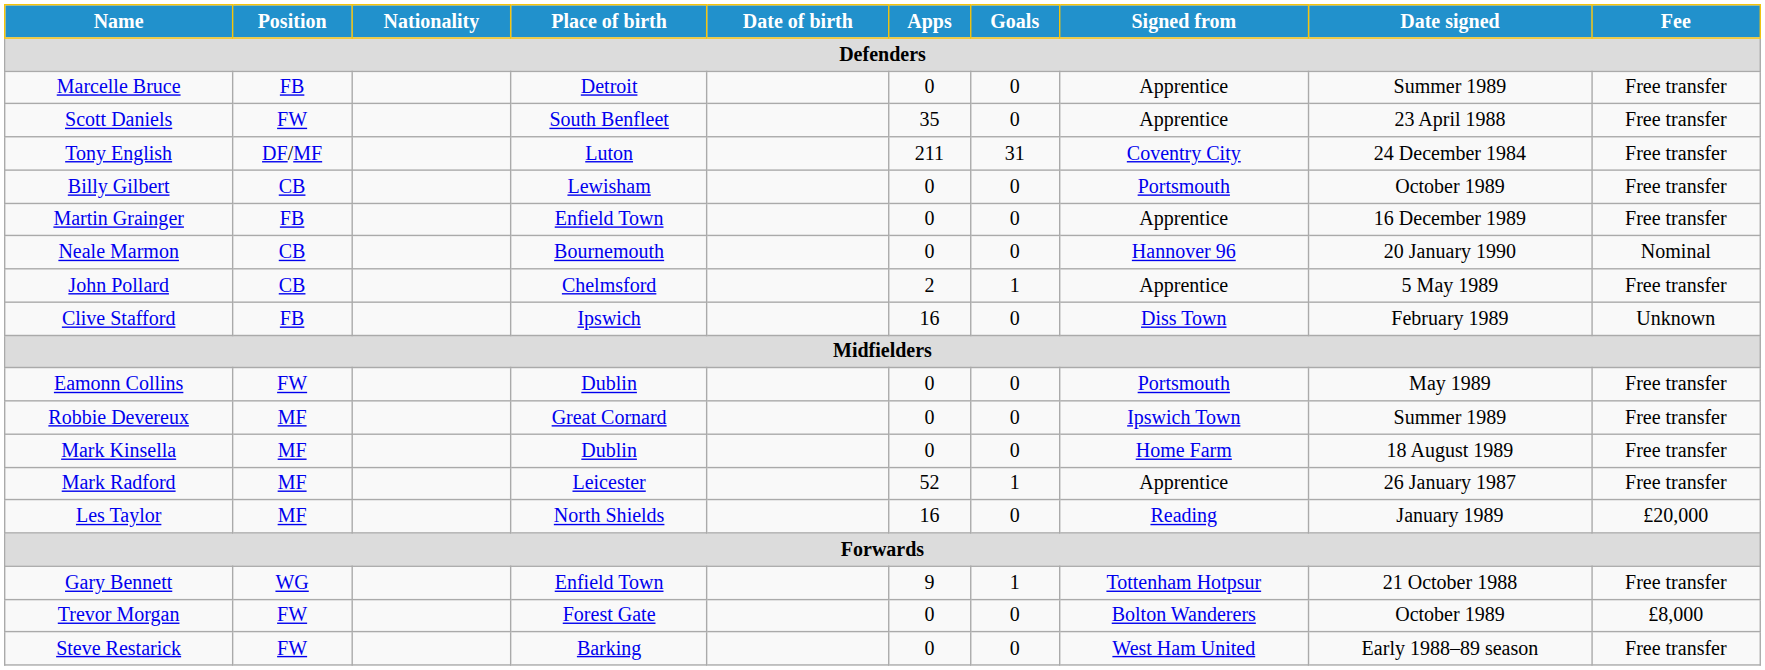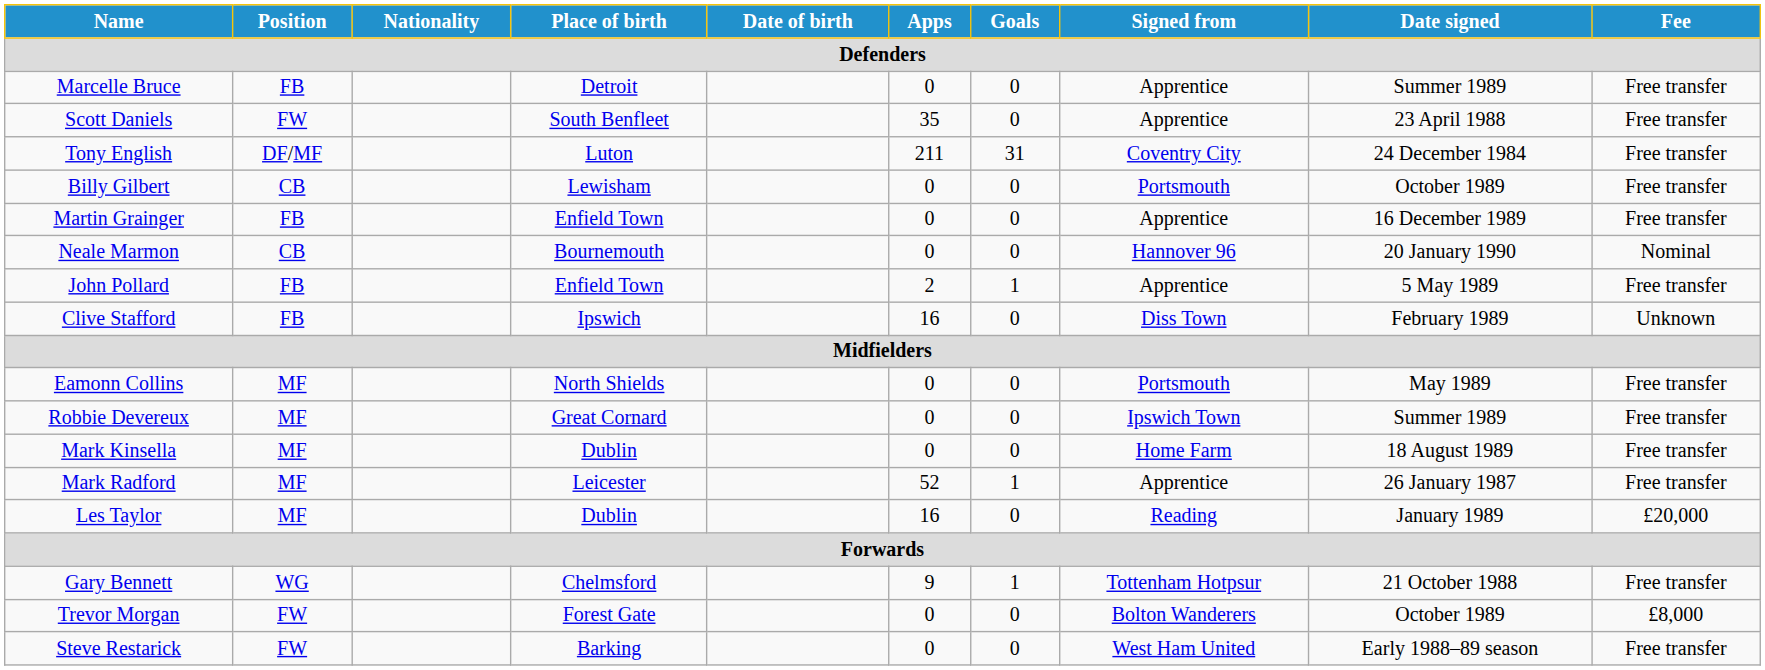(292, 285) CB -> (292, 285) FB
(609, 285) Chelmsford -> (609, 285) Enfield Town
(292, 384) FW -> (292, 384) MF
(609, 384) Dublin -> (609, 384) North Shields
(609, 516) North Shields -> (609, 516) Dublin
(609, 582) Enfield Town -> (609, 582) Chelmsford
